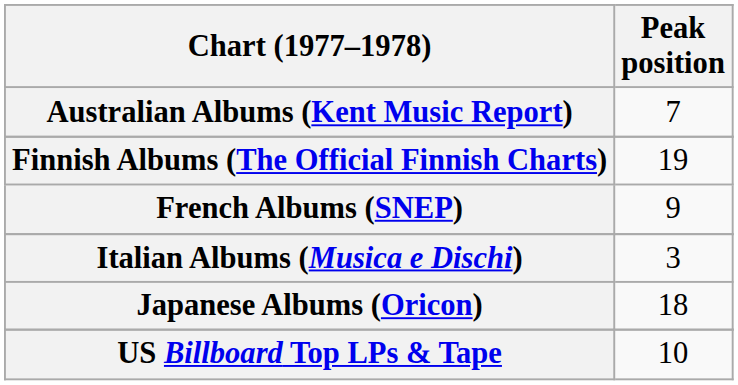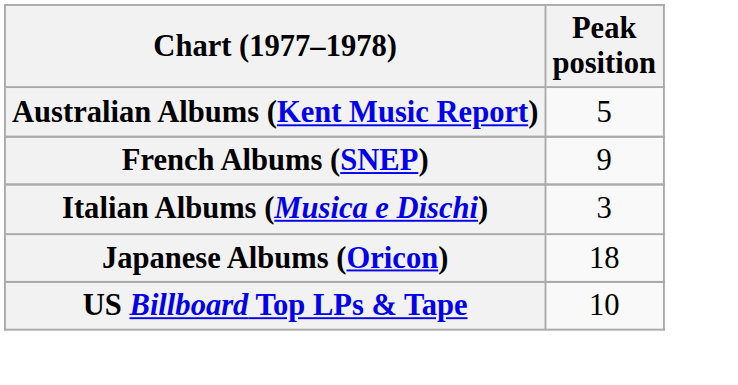(673, 111) 7 -> (604, 111) 5
- row: (310, 160)
